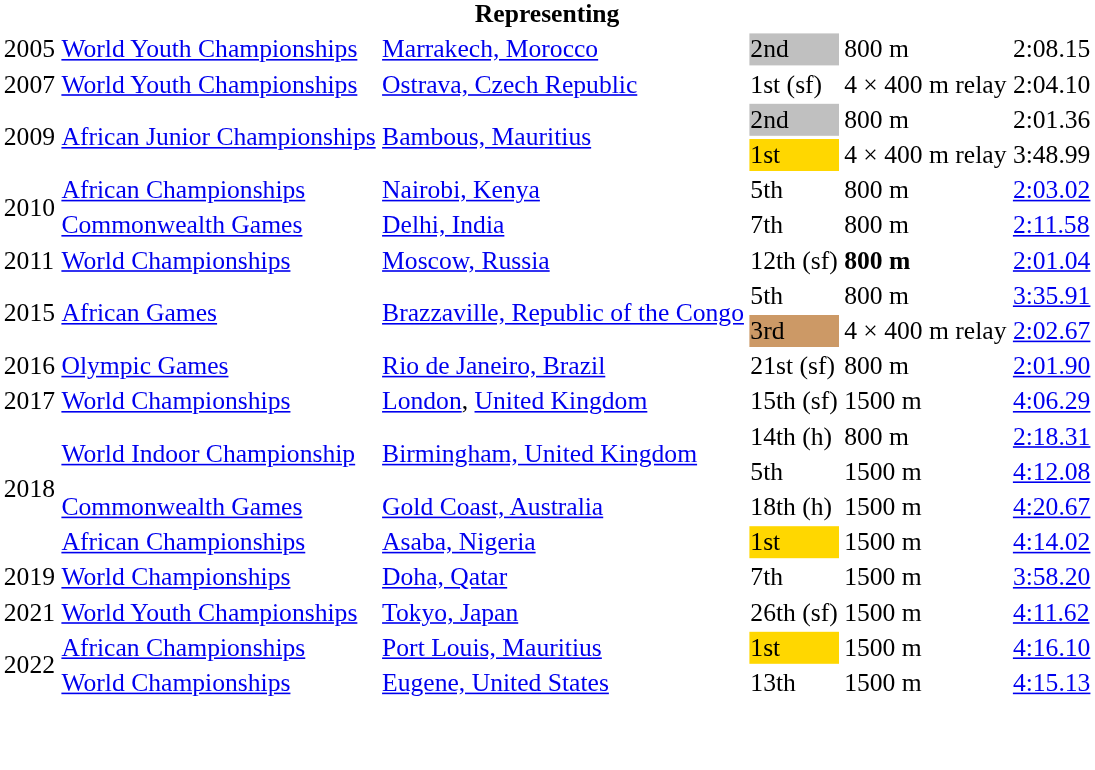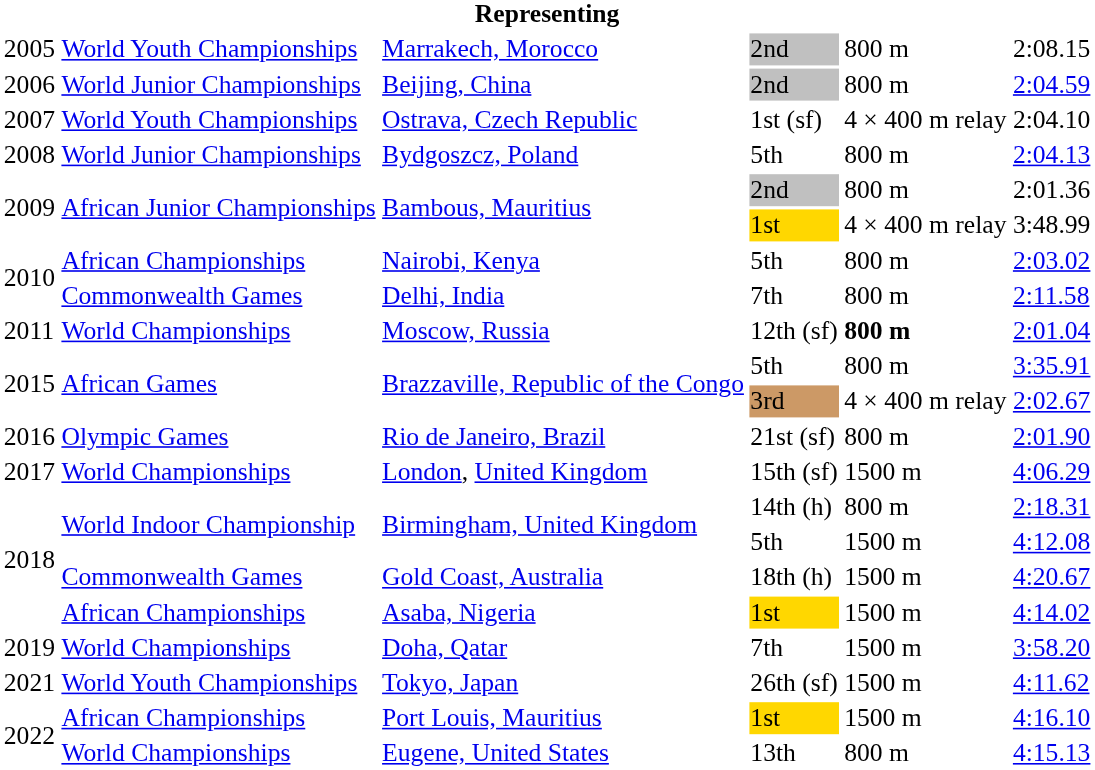+ row: (457, 84)
+ row: (480, 154)
(883, 682) 1500 m -> (877, 753) 800 m
